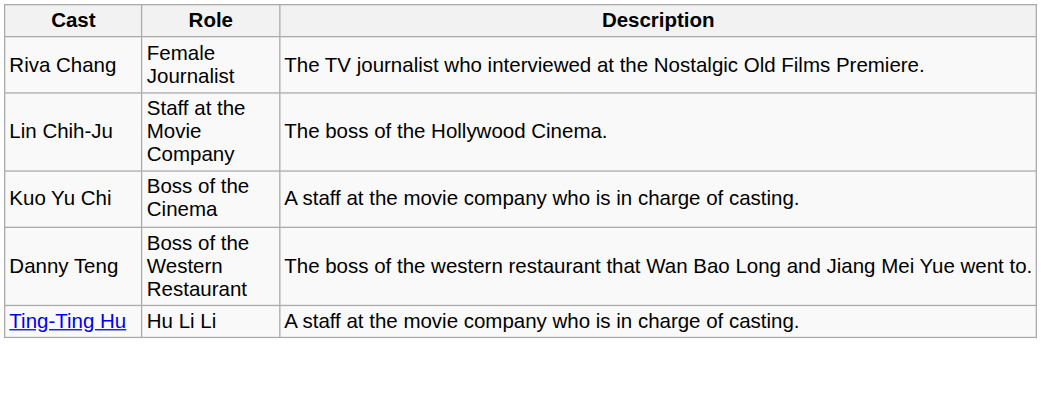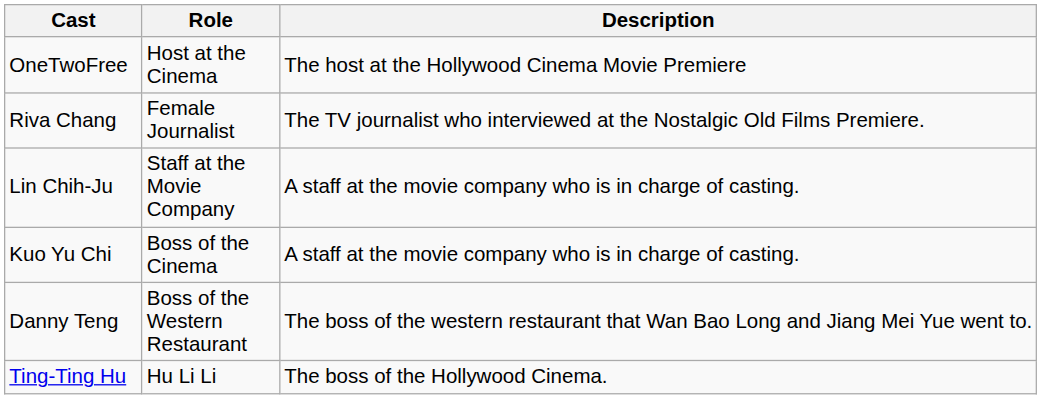+ row: (69, 64)
(446, 131) The boss of the Hollywood Cinema. -> (542, 187) A staff at the movie company who is in charge of casting.
(542, 321) A staff at the movie company who is in charge of casting. -> (446, 376) The boss of the Hollywood Cinema.
